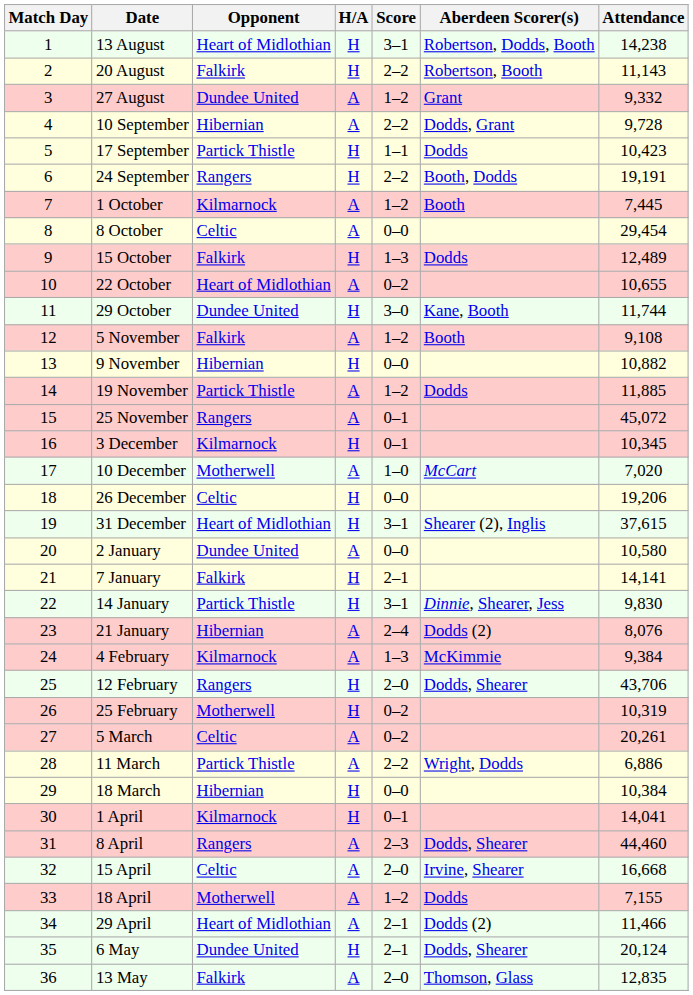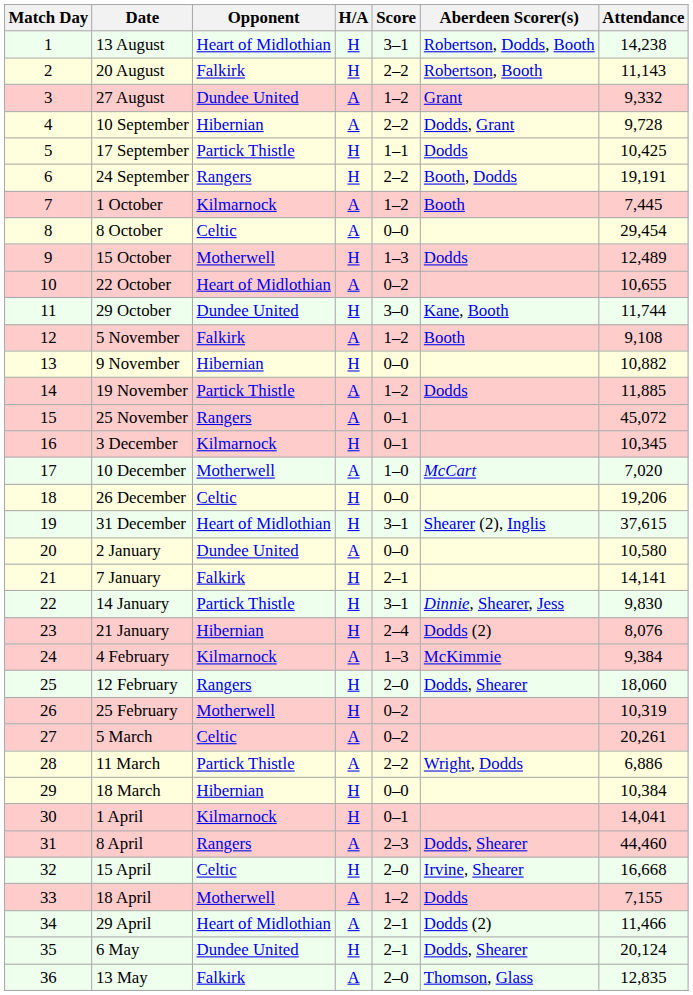(643, 151) 10,423 -> (643, 151) 10,425
(221, 257) Falkirk -> (236, 257) Motherwell
(354, 630) A -> (354, 630) H
(643, 683) 43,706 -> (643, 683) 18,060
(354, 870) A -> (354, 870) H
